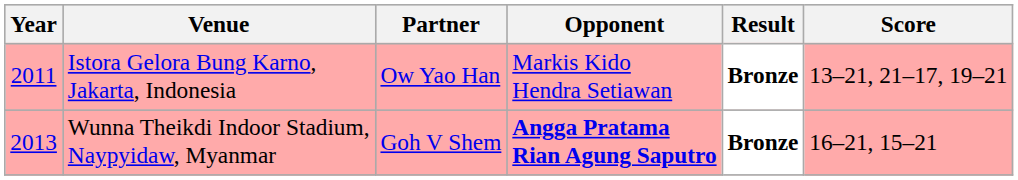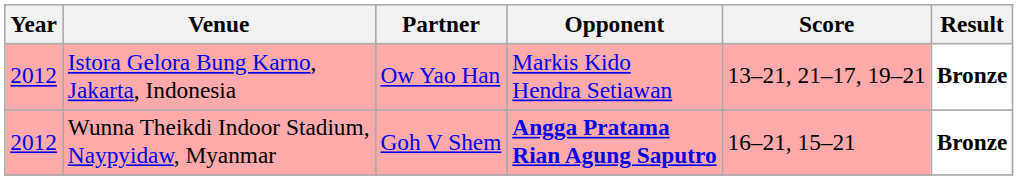columns swapped: (908, 24) <-> (763, 24)
(34, 76) 2011 -> (34, 76) 2012
(34, 142) 2013 -> (34, 142) 2012
